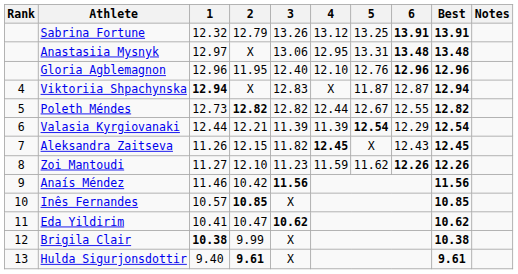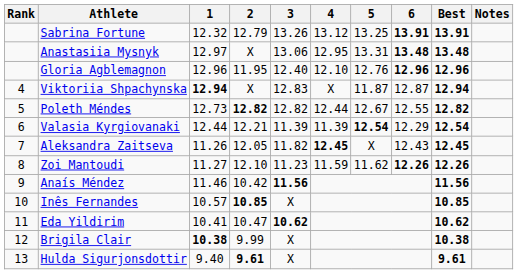(250, 146) 12.15 -> (250, 146) 12.05
